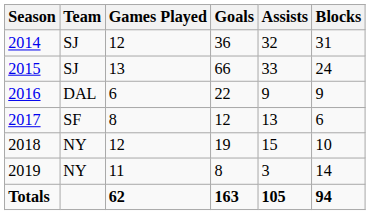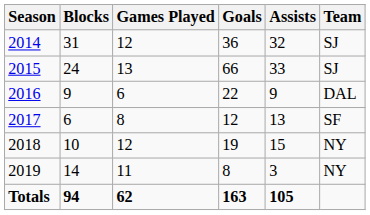columns swapped: (82, 17) <-> (338, 17)
